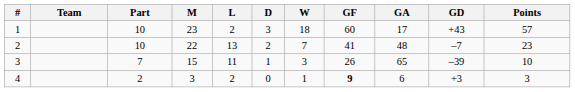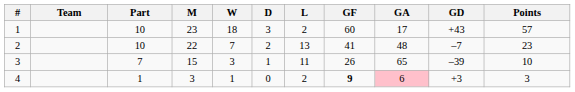columns swapped: (304, 12) <-> (232, 12)
(140, 78) 2 -> (140, 78) 1
(402, 78) no background -> (402, 78) pink background
